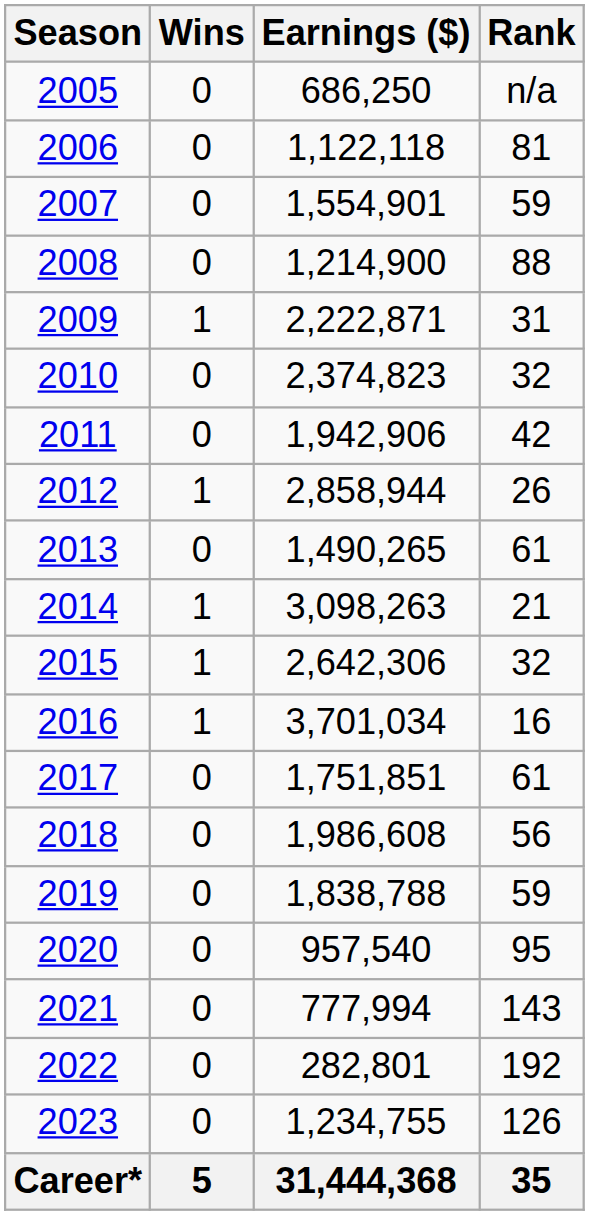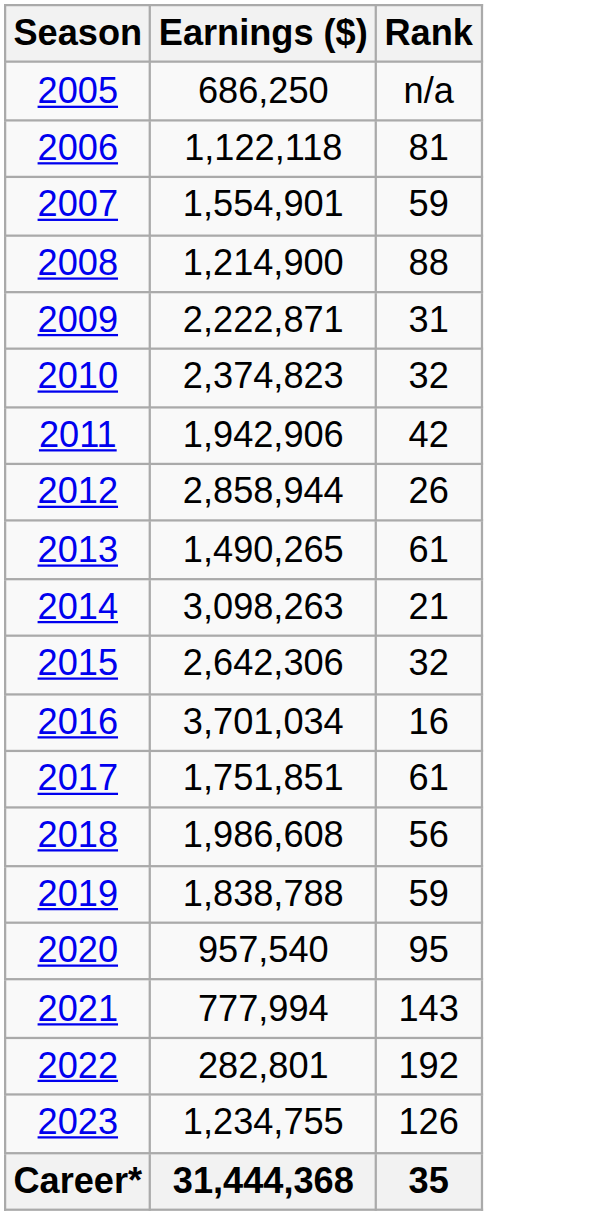- column: (202, 33)
